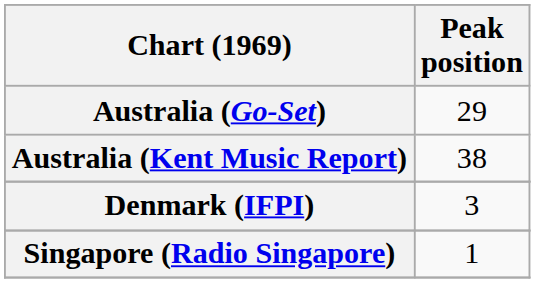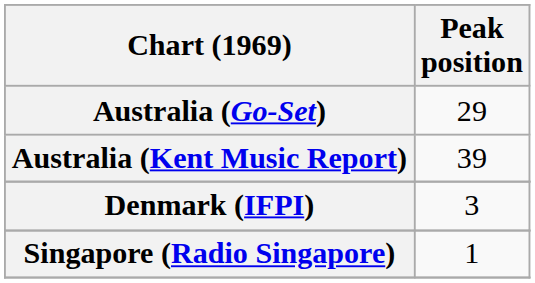(472, 157) 38 -> (472, 157) 39
